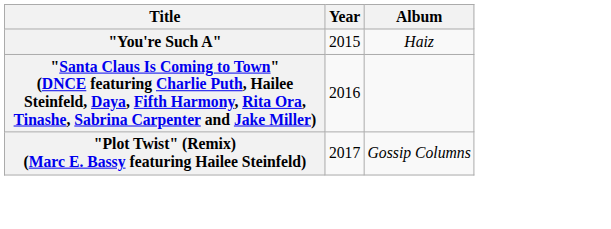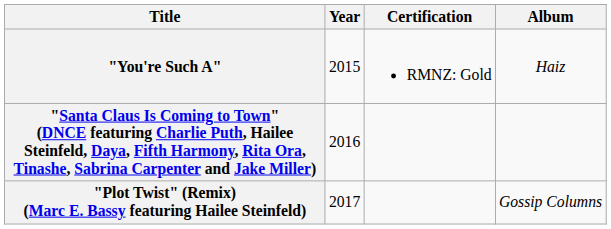+ column: (430, 16)
